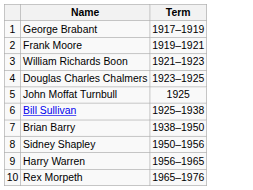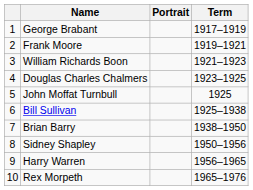+ column: (171, 12)
